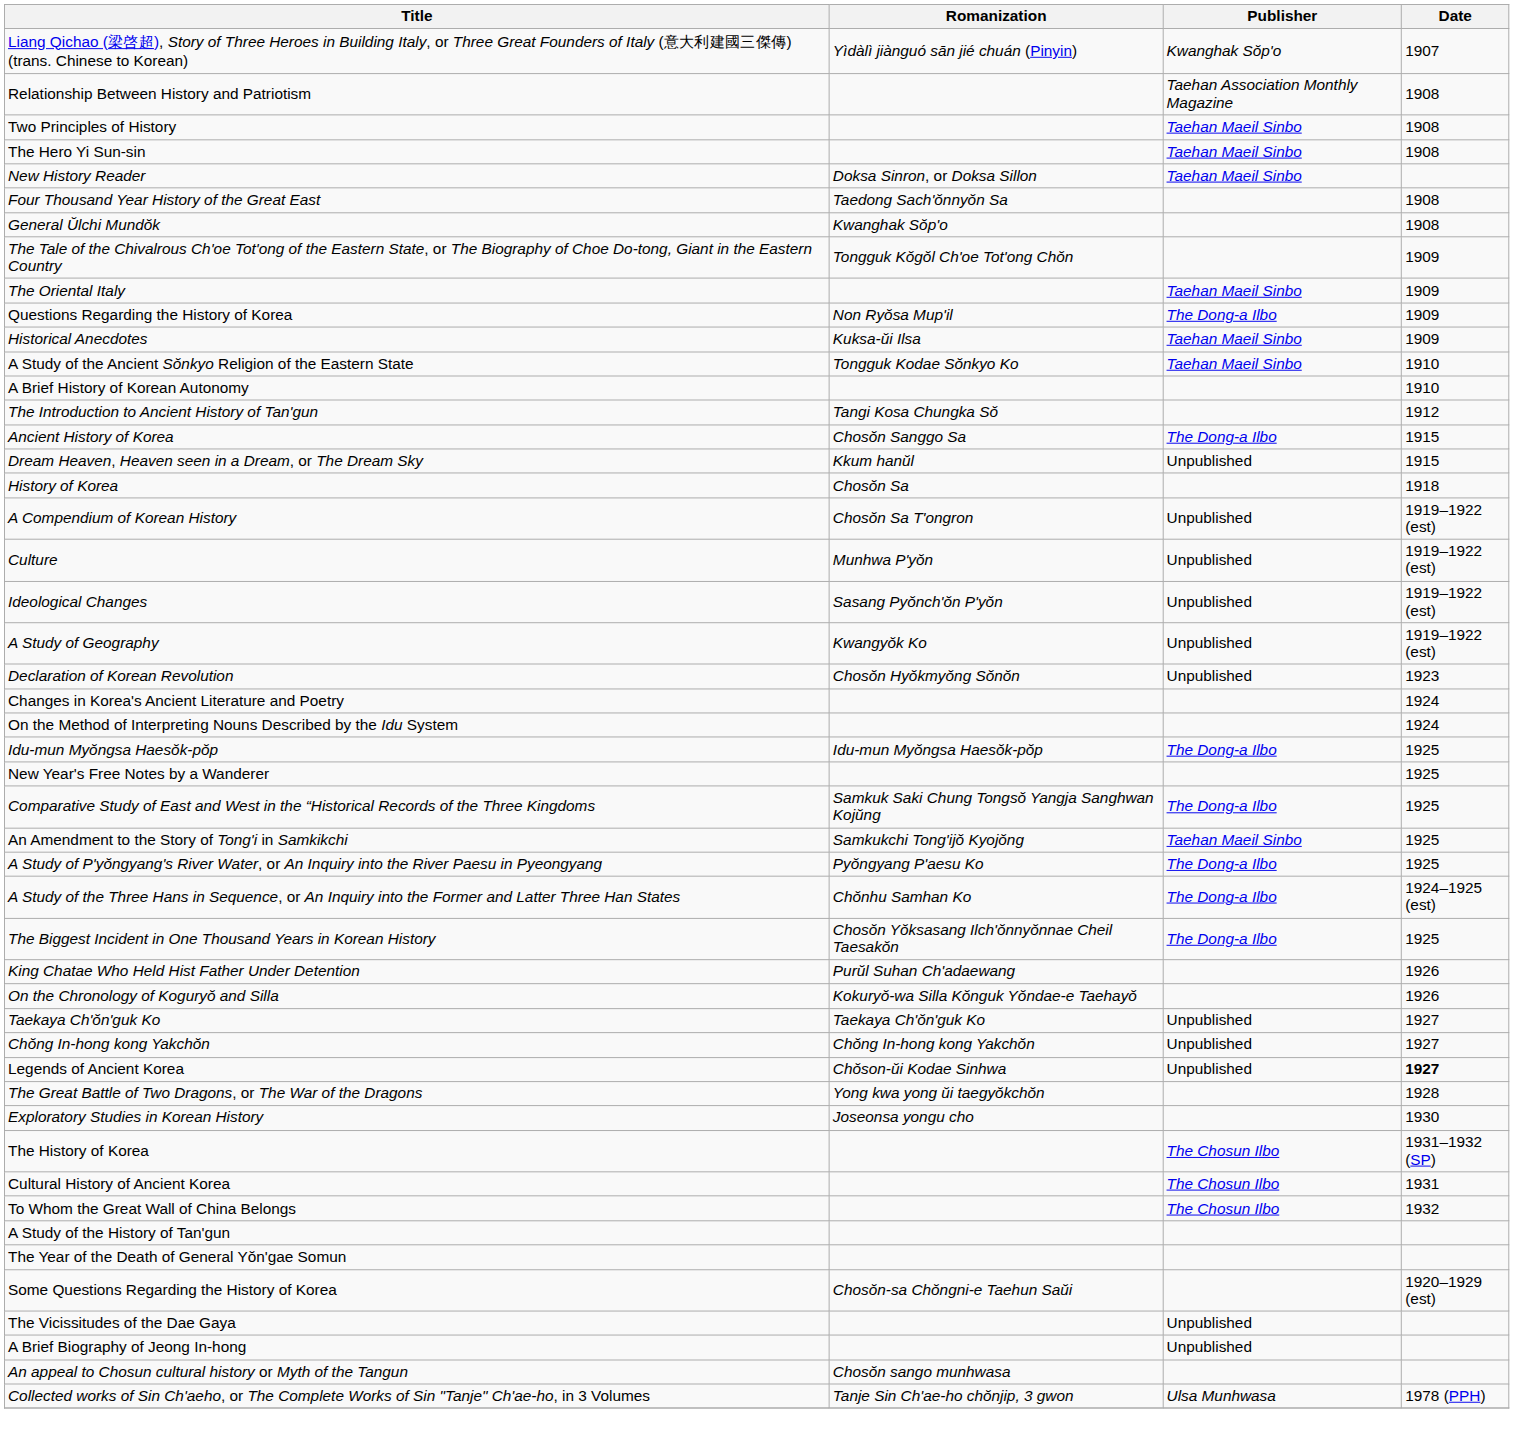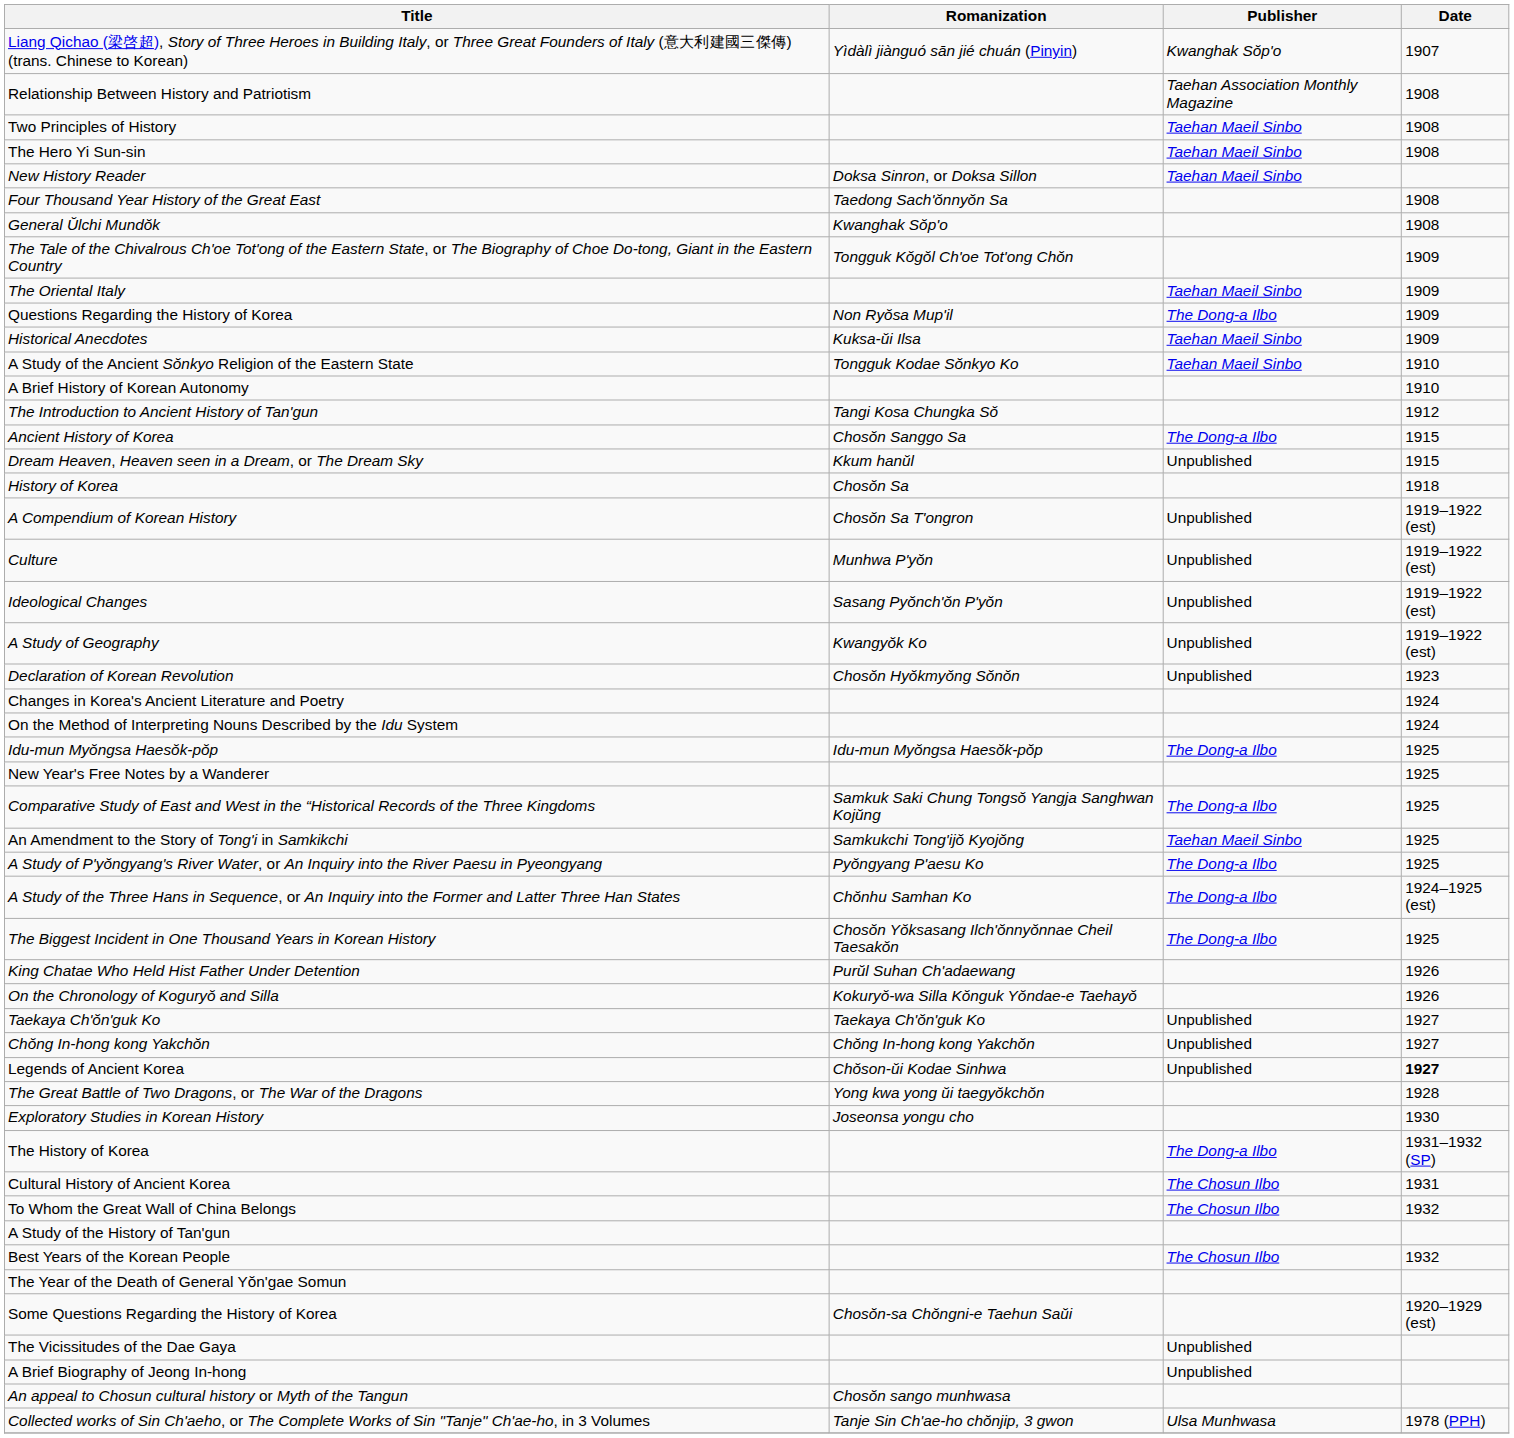(1223, 1151) The Chosun Ilbo -> (1222, 1151) The Dong-a Ilbo
+ row: (119, 1257)
